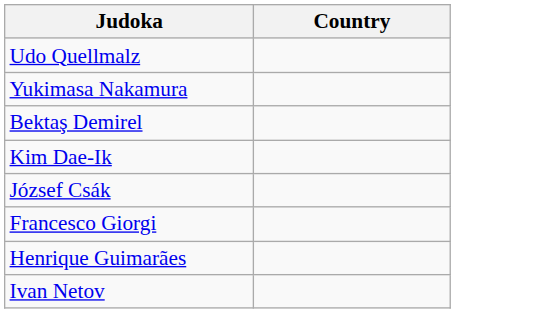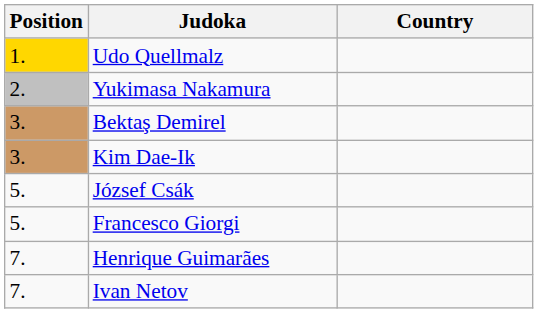+ column: (46, 21)
